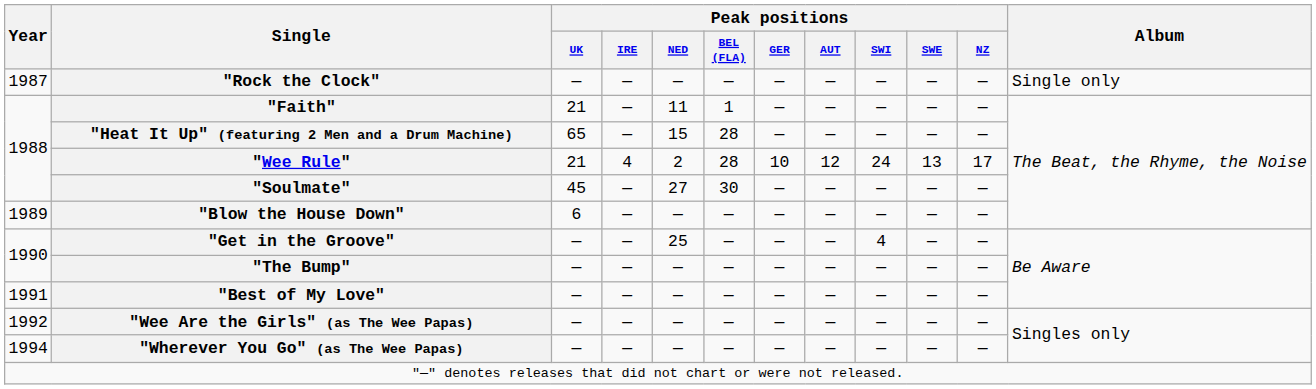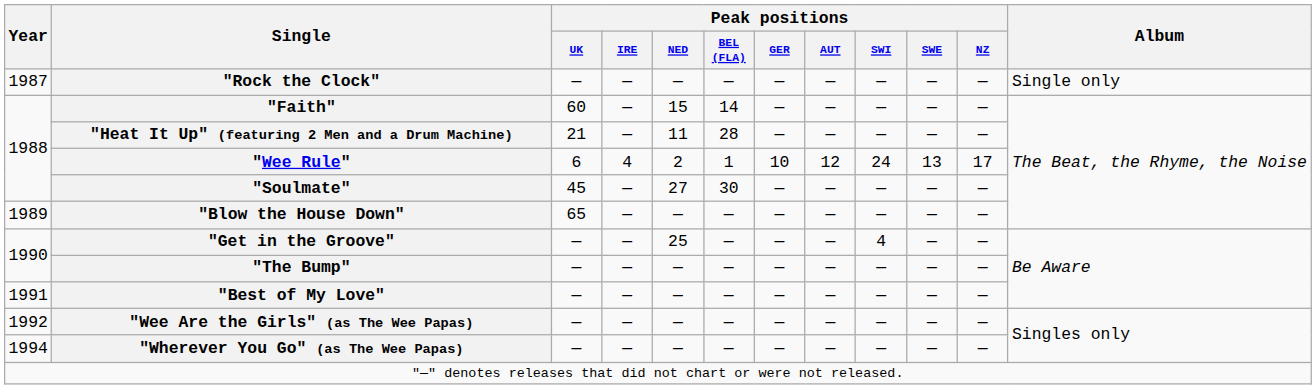(576, 108) 21 -> (576, 108) 60
(678, 108) 11 -> (678, 108) 15
(729, 108) 1 -> (729, 108) 14
(576, 135) 65 -> (576, 135) 21
(678, 135) 15 -> (678, 135) 11
(576, 162) 21 -> (576, 162) 6
(729, 162) 28 -> (729, 162) 1
(576, 215) 6 -> (576, 215) 65
